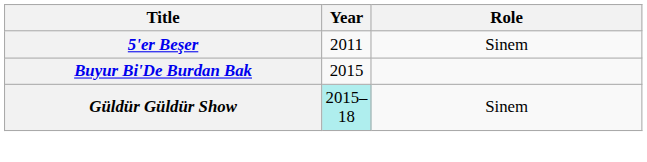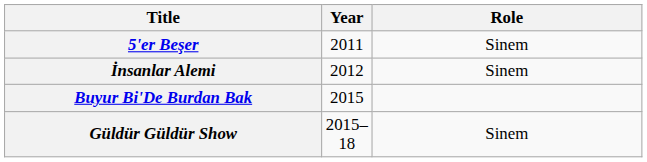+ row: (163, 71)
(346, 107) paleturquoise background -> (347, 133) no background
